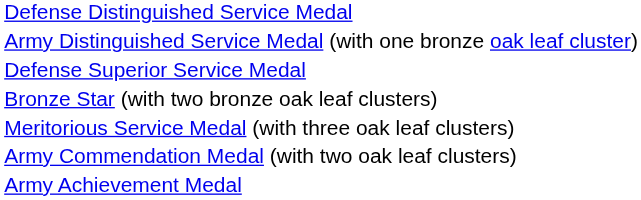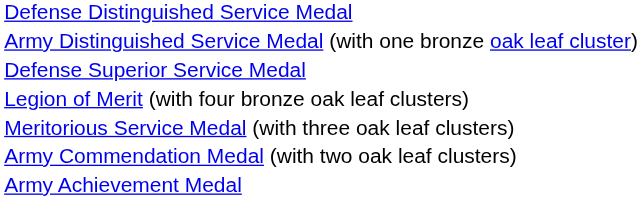+ row: (237, 99)
- row: (221, 99)
